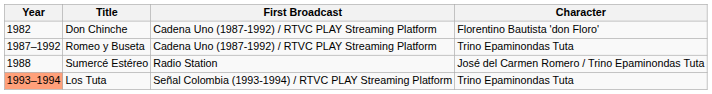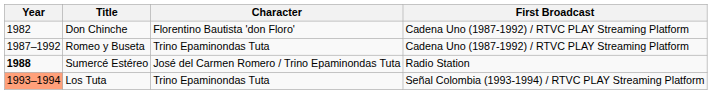columns swapped: (581, 13) <-> (303, 13)
(19, 64) normal -> (19, 64) bold
